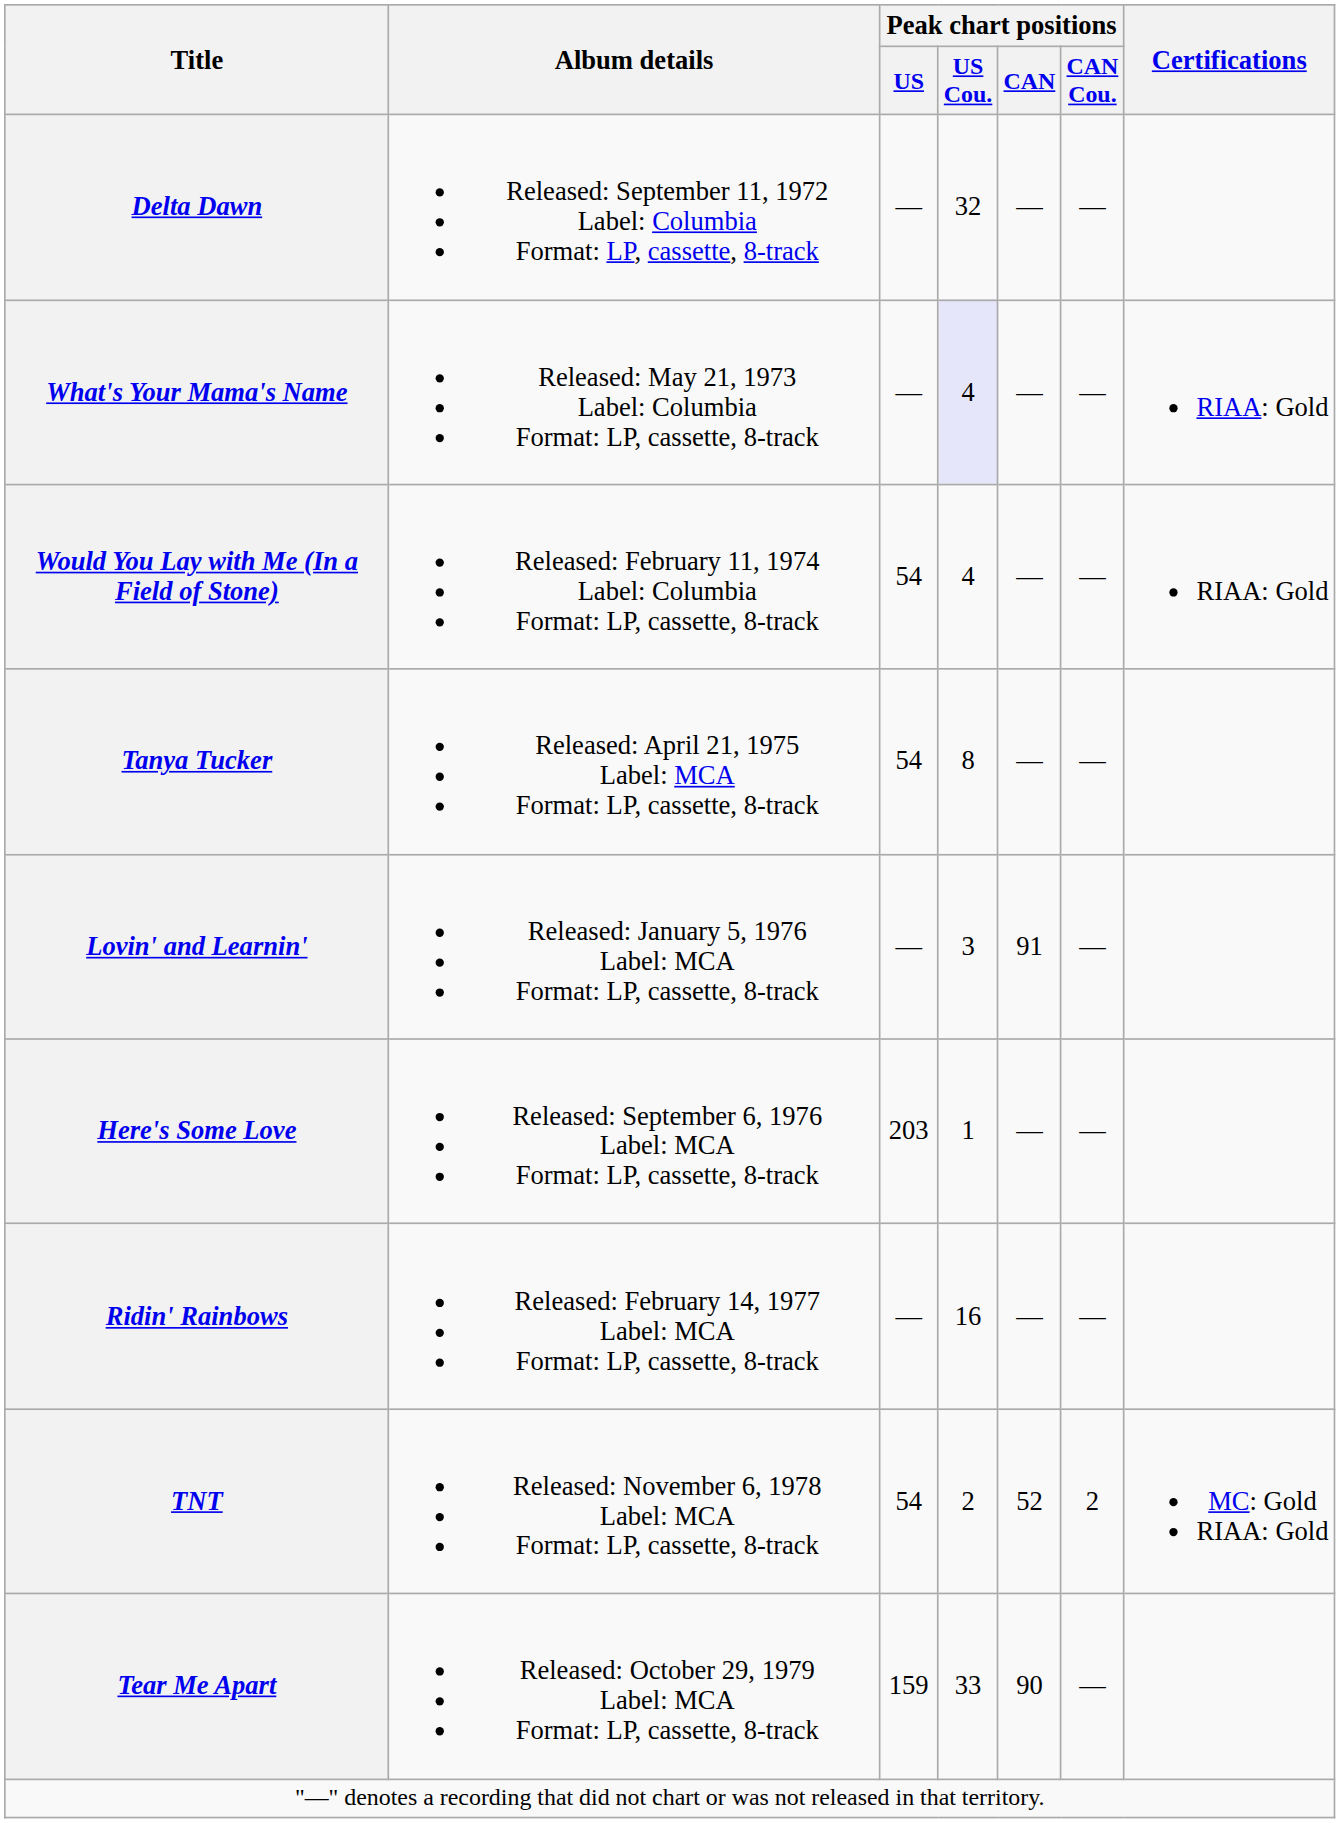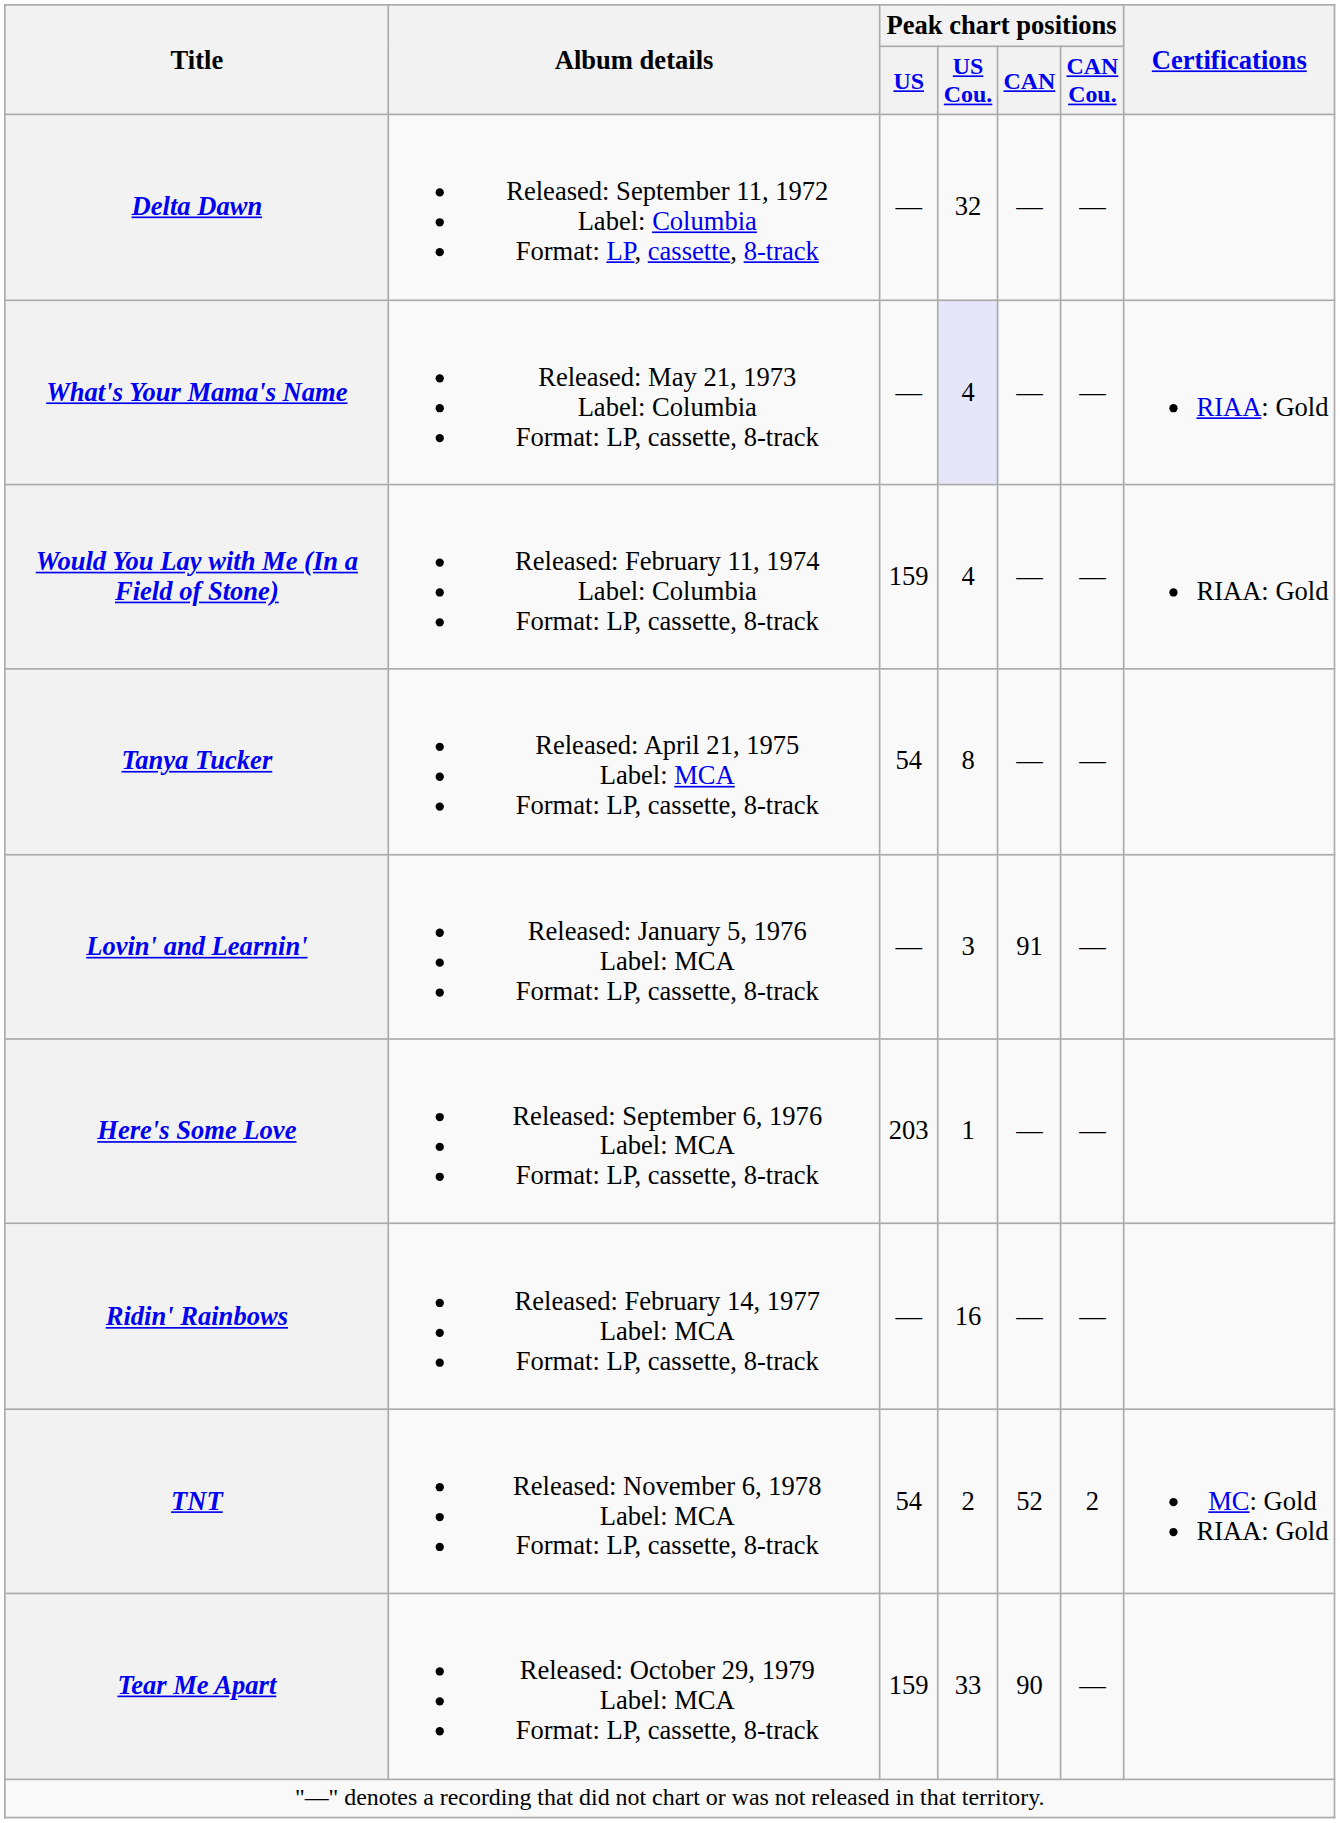(909, 576) 54 -> (909, 576) 159
